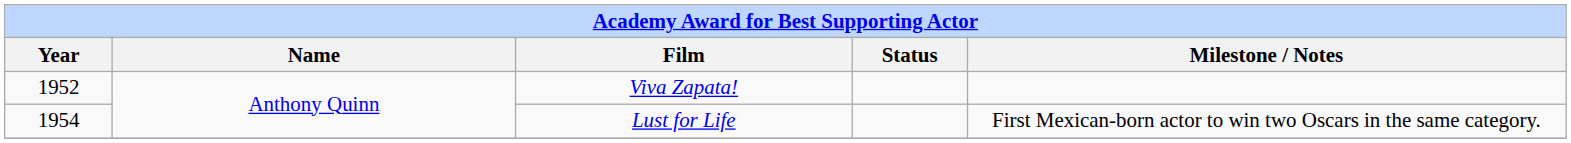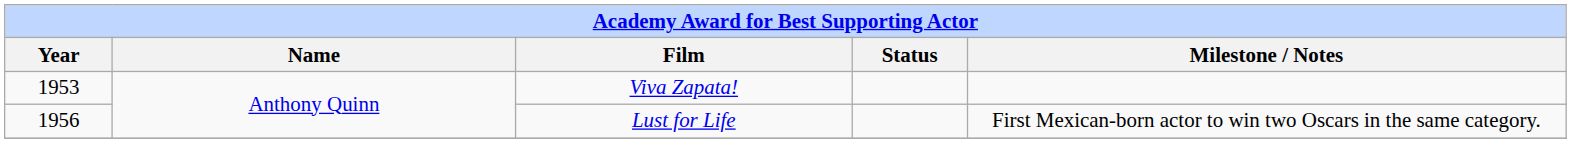(59, 87) 1952 -> (59, 87) 1953
(59, 120) 1954 -> (59, 120) 1956
